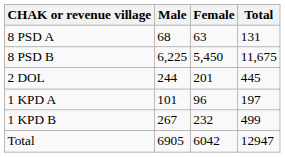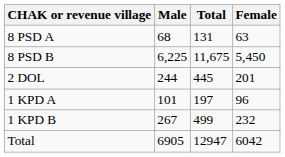columns swapped: (214, 15) <-> (259, 15)
